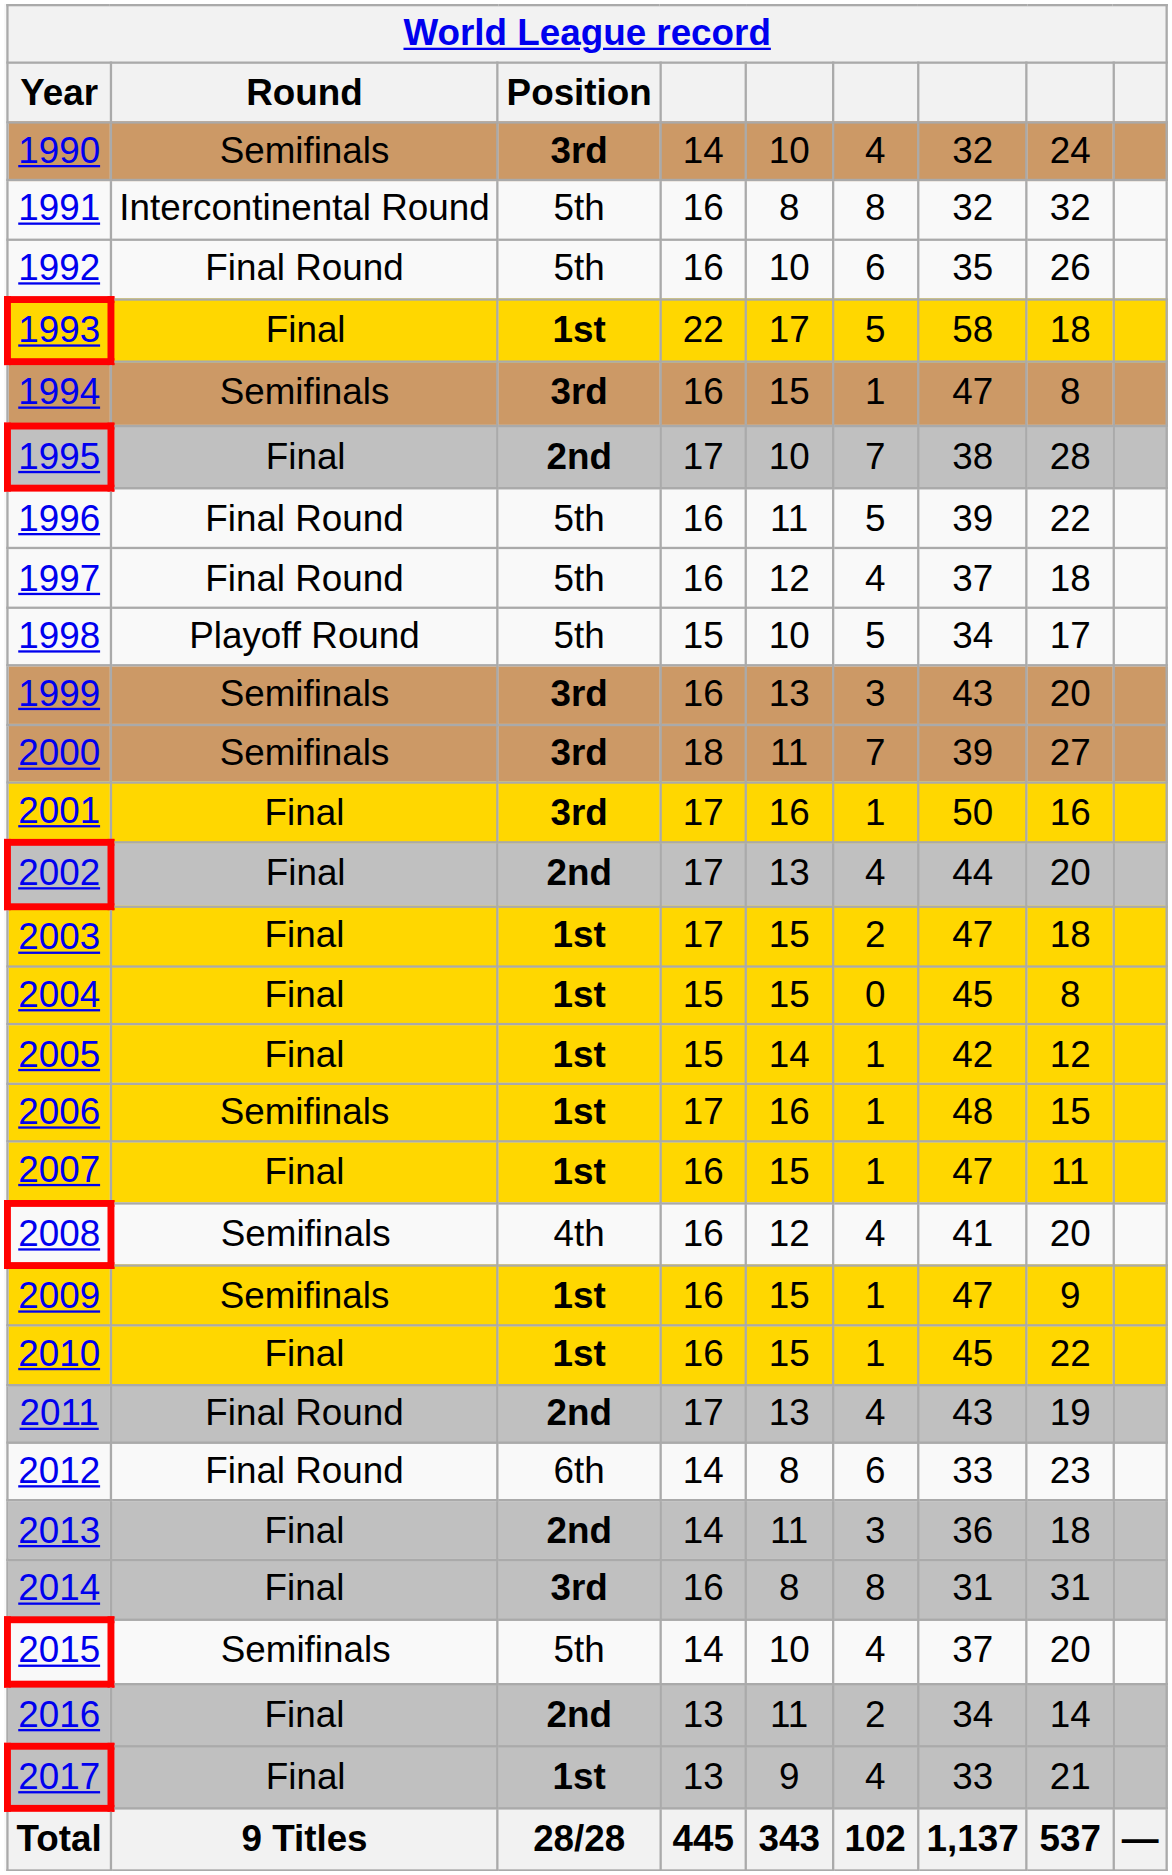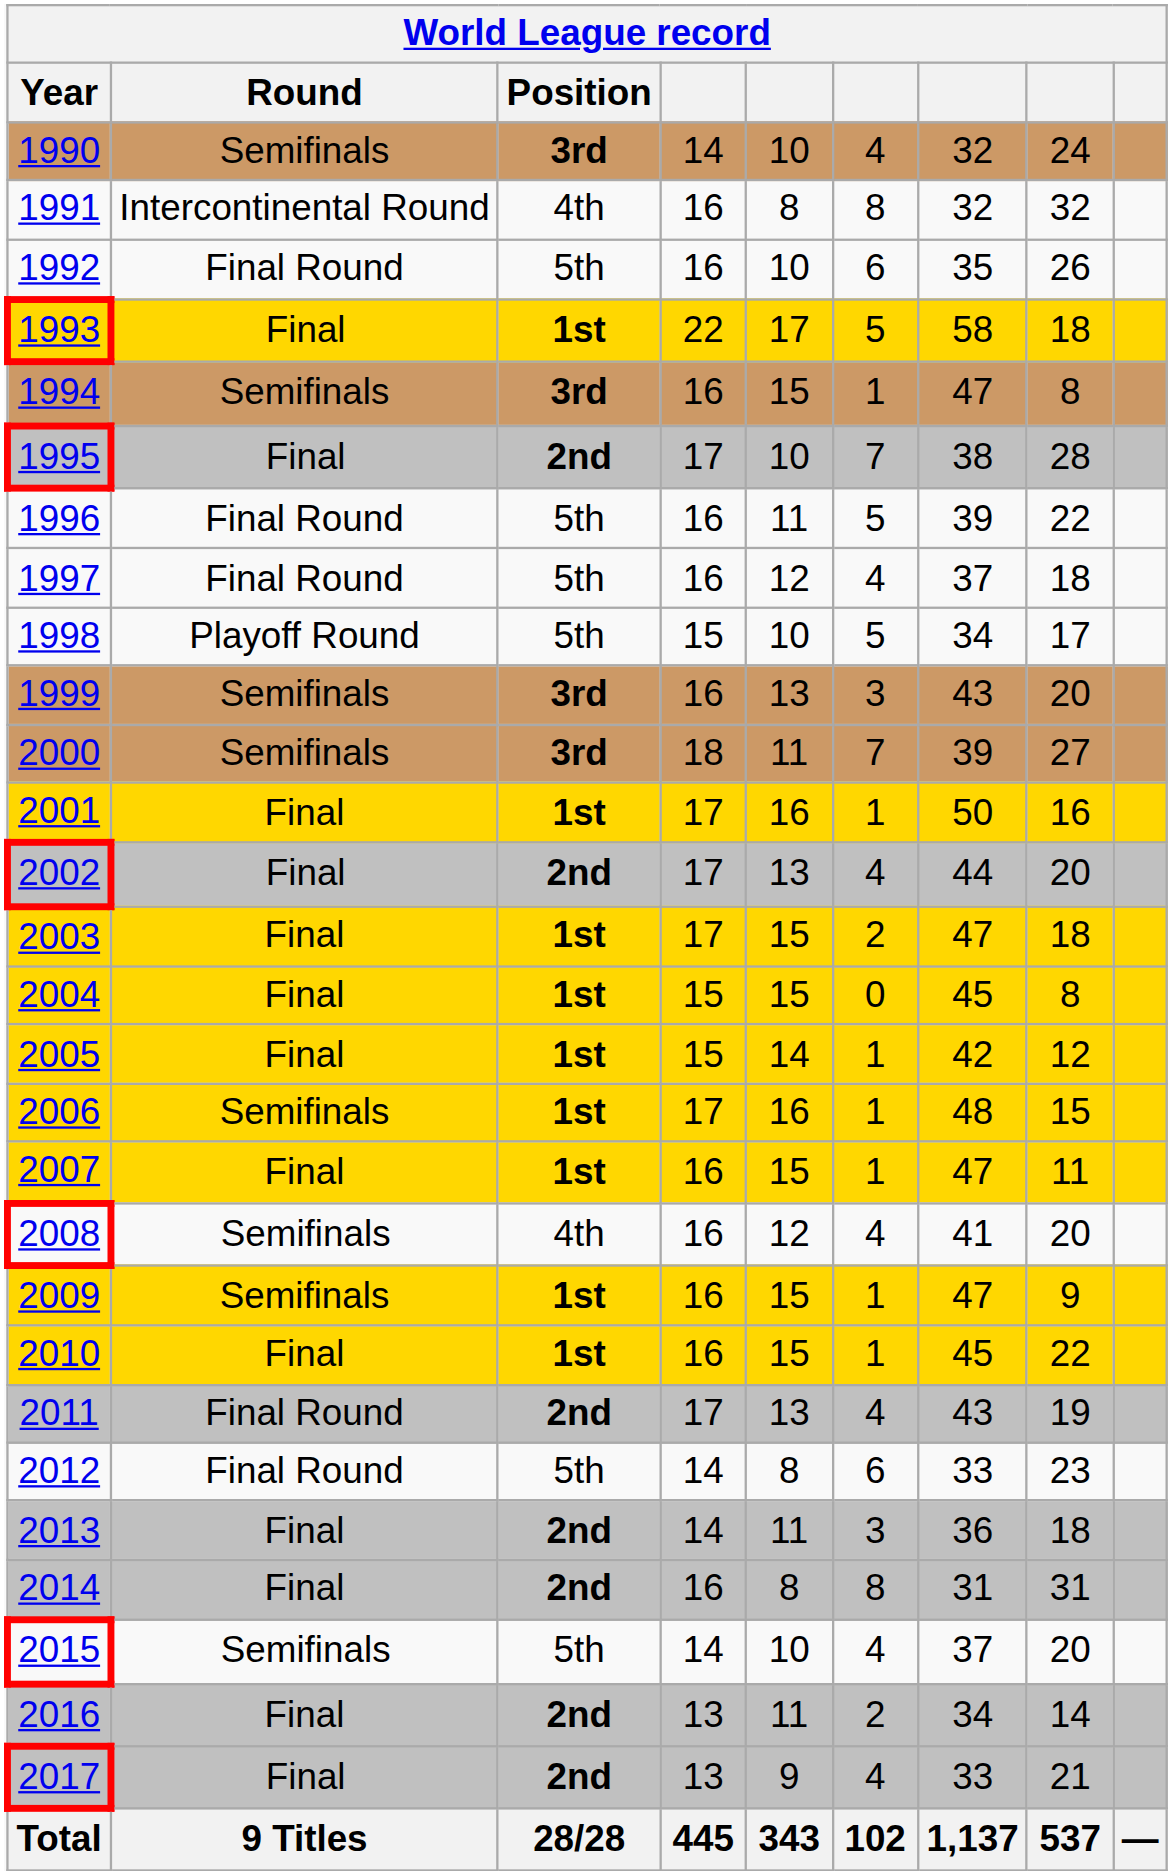(579, 208) 5th -> (579, 208) 4th
(579, 811) 3rd -> (579, 811) 1st
(579, 1471) 6th -> (579, 1471) 5th
(579, 1589) 3rd -> (579, 1589) 2nd
(579, 1776) 1st -> (579, 1776) 2nd
